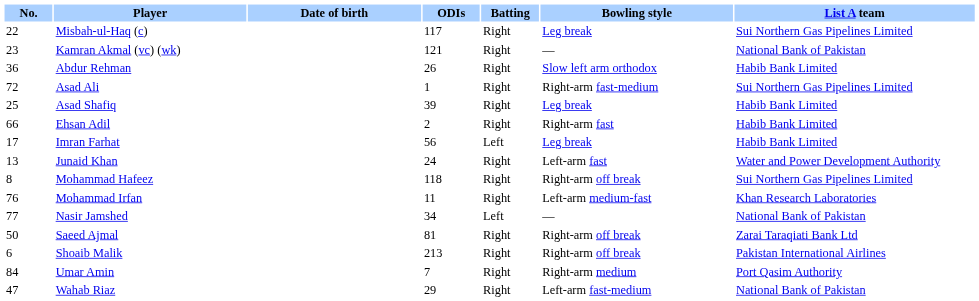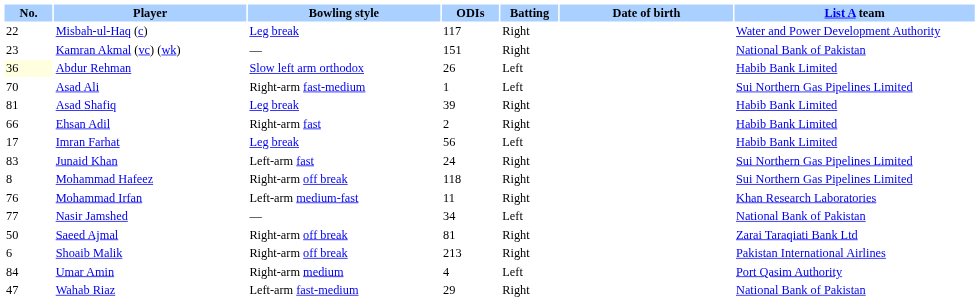columns swapped: (334, 13) <-> (637, 13)
(824, 31) Sui Northern Gas Pipelines Limited -> (838, 31) Water and Power Development Authority
(433, 50) 121 -> (452, 50) 151
(12, 68) no background -> (12, 68) lightyellow background
(497, 68) Right -> (513, 68) Left
(12, 87) 72 -> (12, 87) 70
(497, 87) Right -> (513, 87) Left
(12, 105) 25 -> (12, 105) 81
(12, 160) 13 -> (12, 160) 83
(838, 160) Water and Power Development Authority -> (824, 160) Sui Northern Gas Pipelines Limited
(427, 271) 7 -> (446, 271) 4
(497, 271) Right -> (513, 271) Left
